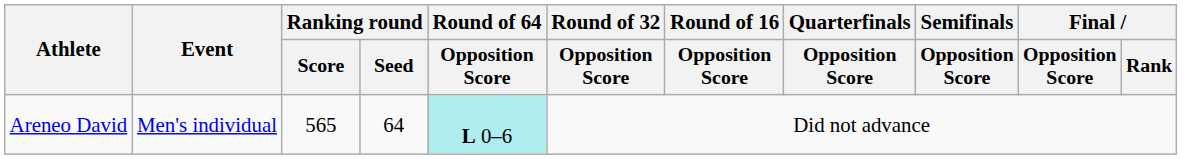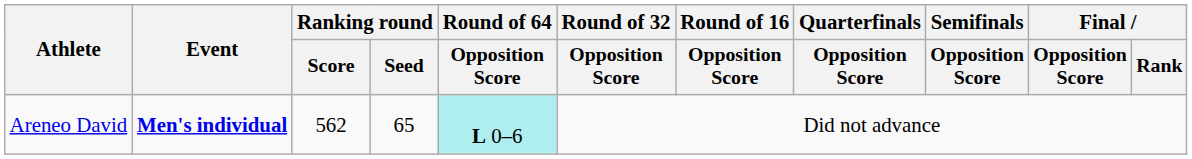(207, 124) normal -> (212, 124) bold
(321, 124) 565 -> (331, 124) 562
(394, 124) 64 -> (404, 124) 65
